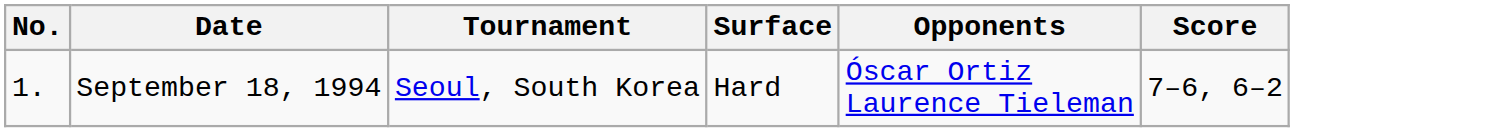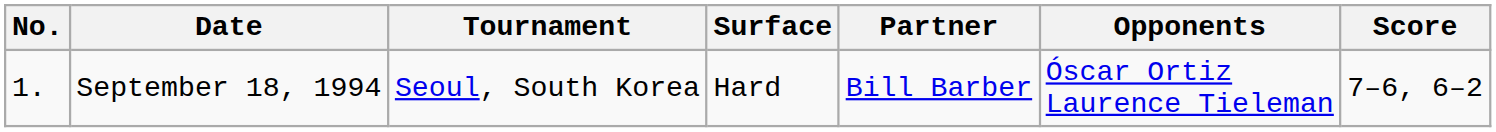+ column: (939, 27)
